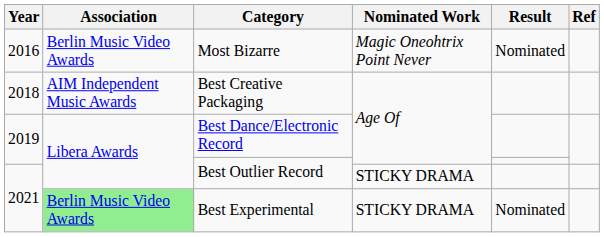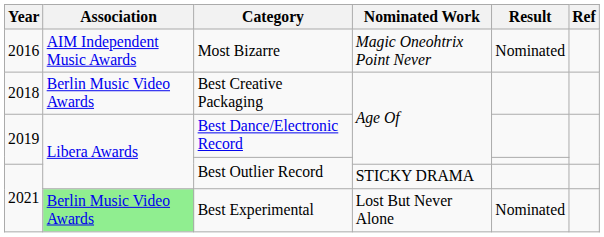(108, 50) Berlin Music Video Awards -> (103, 50) AIM Independent Music Awards
(103, 93) AIM Independent Music Awards -> (108, 93) Berlin Music Video Awards
(415, 210) STICKY DRAMA -> (404, 210) Lost But Never Alone
